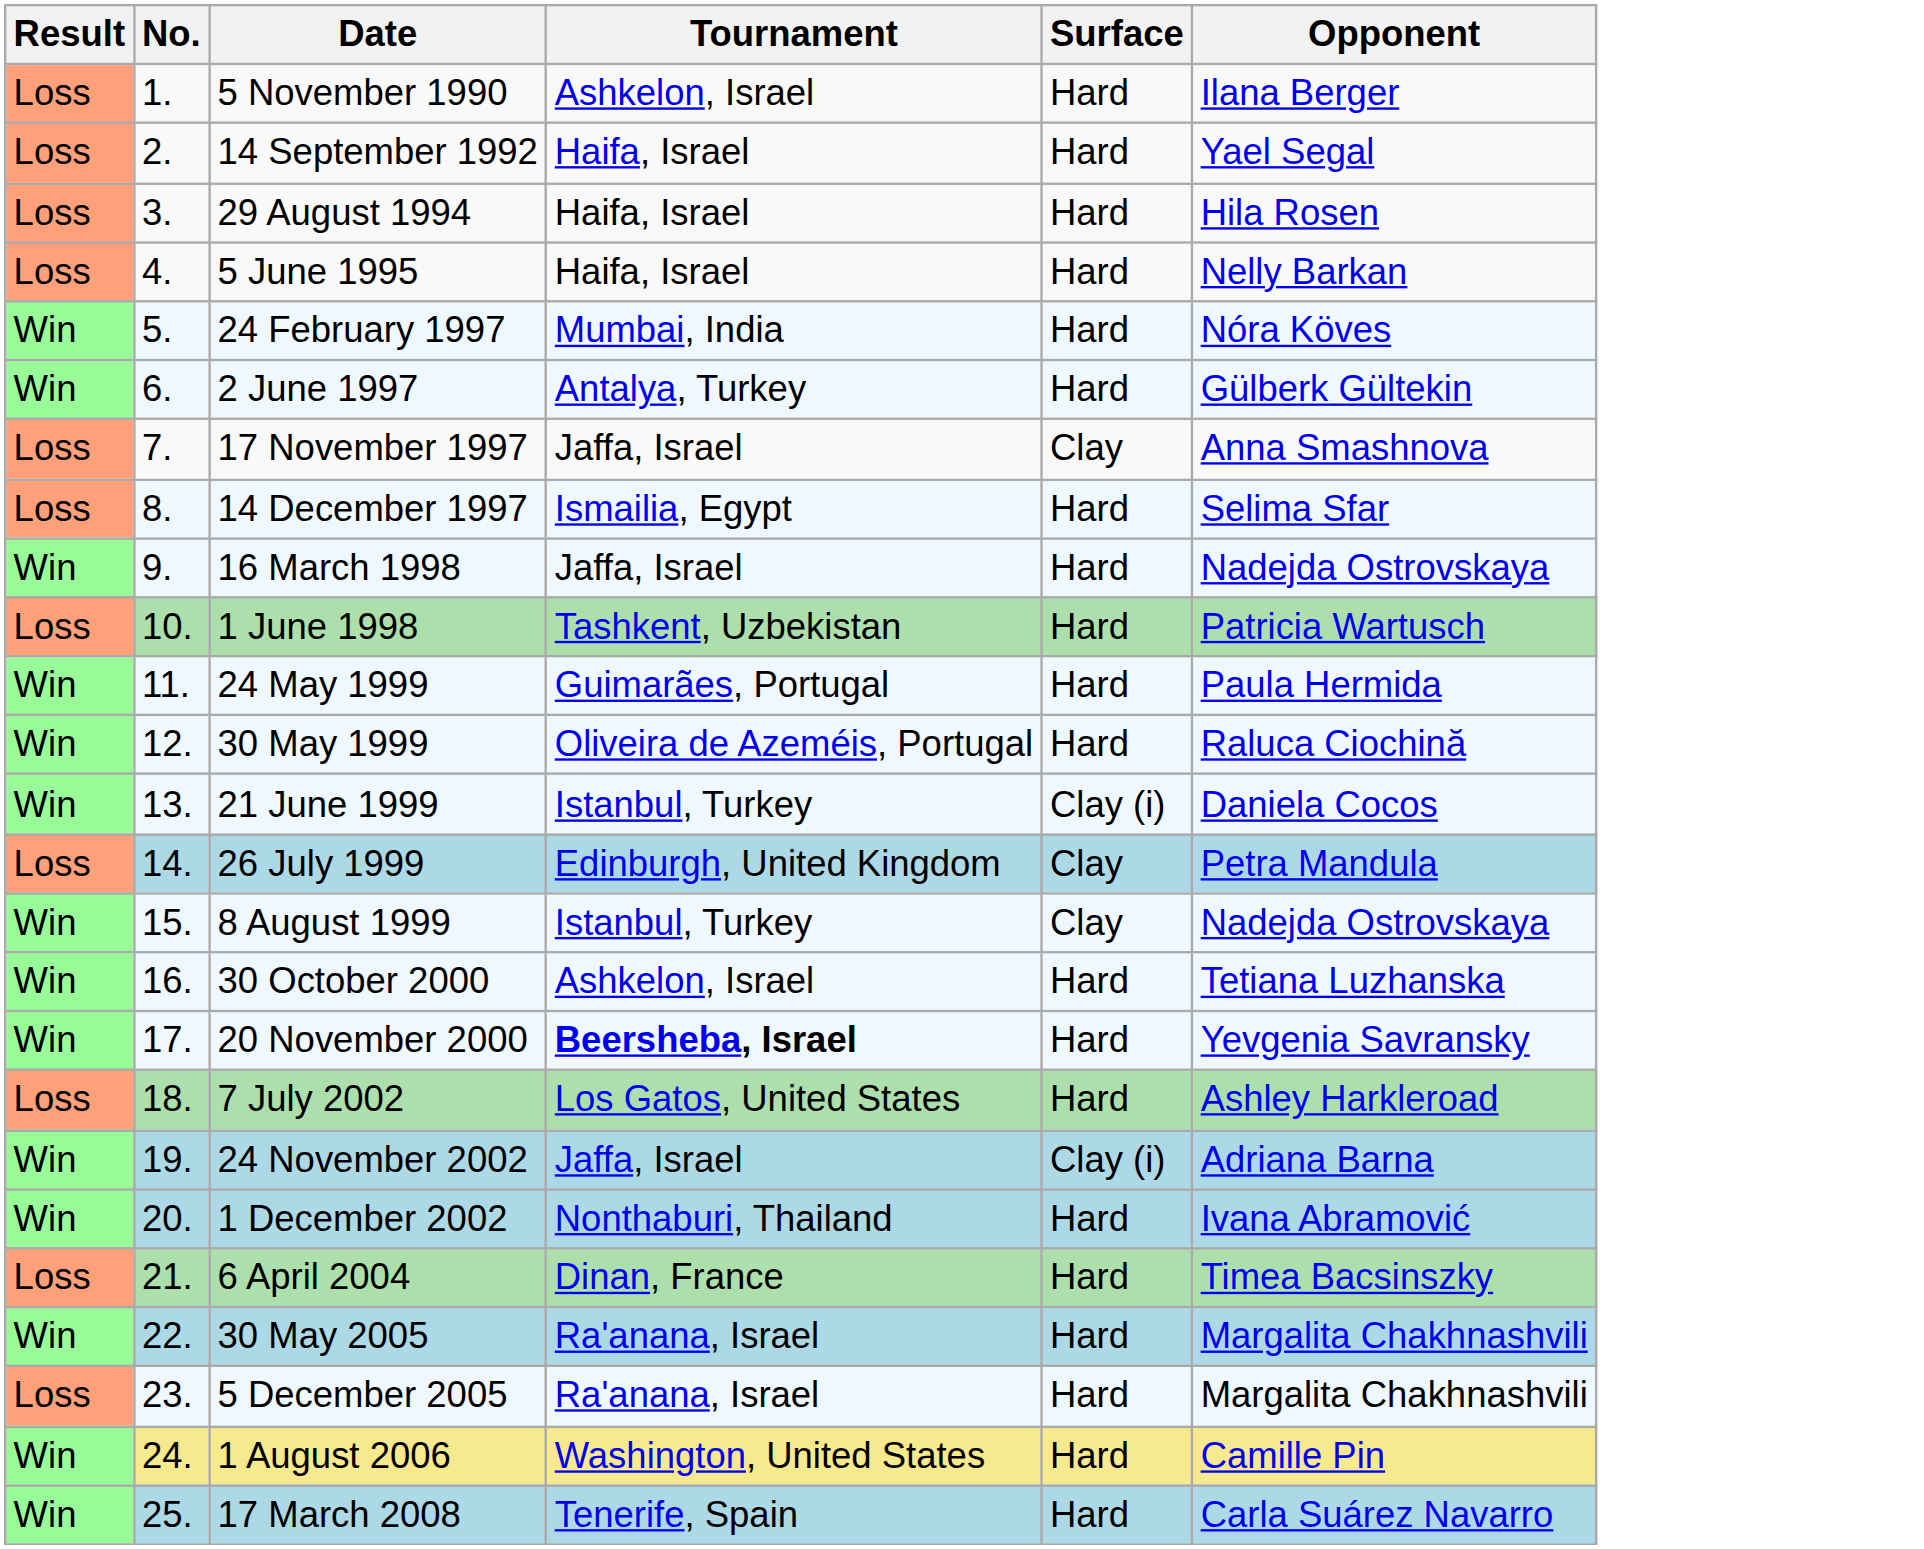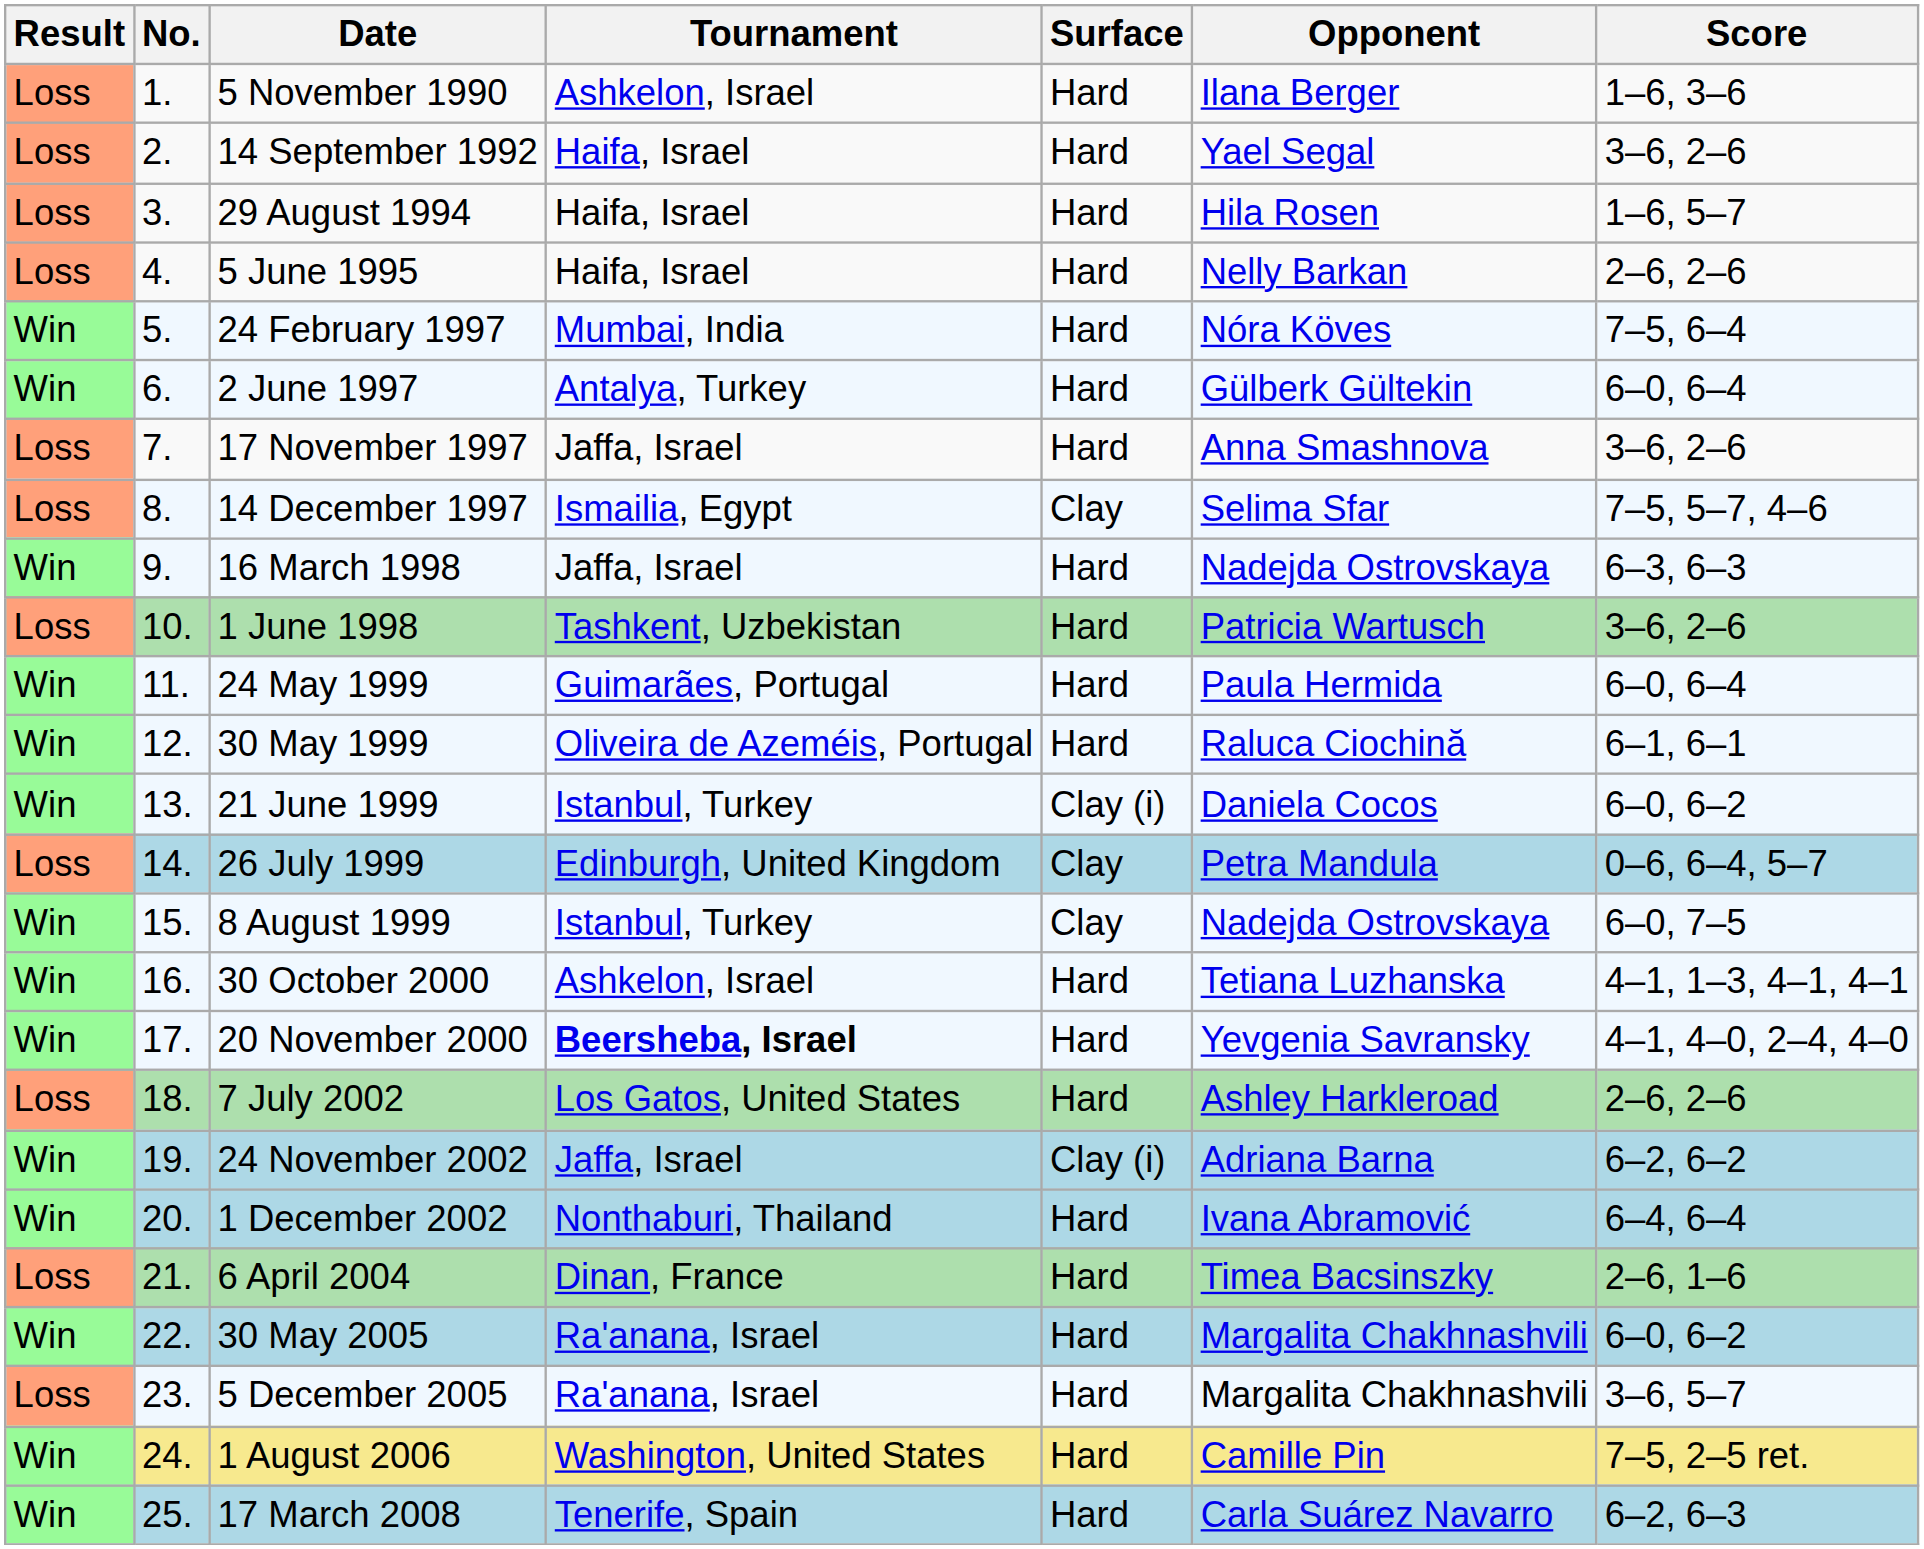+ column: (1757, 33)
(1086, 447) Clay -> (1090, 447) Hard
(1090, 507) Hard -> (1086, 507) Clay
